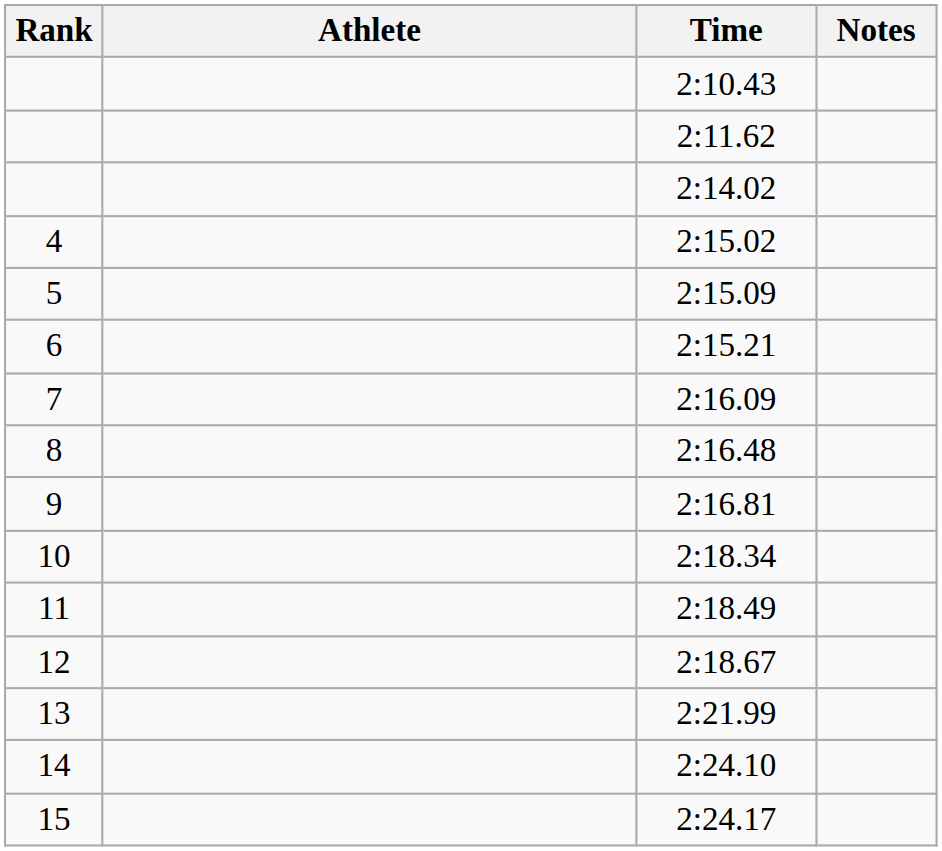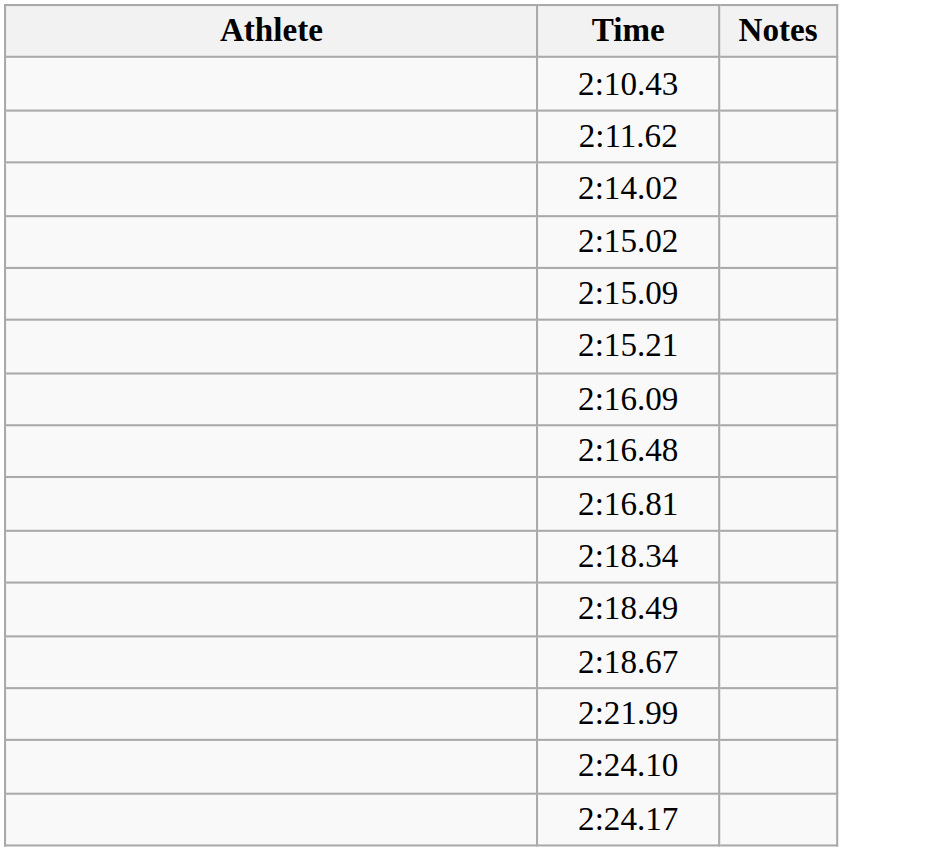- column: (54, 30)
